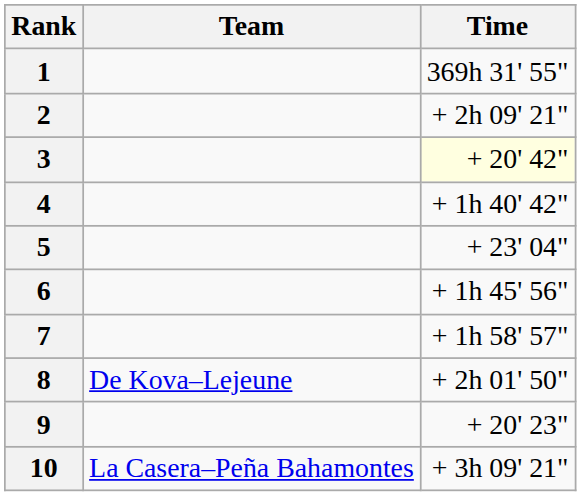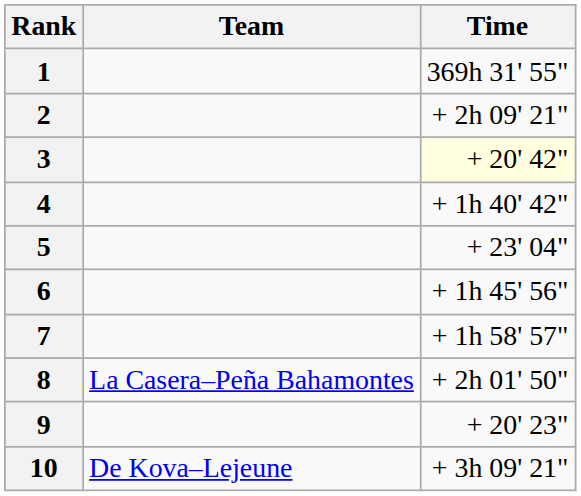(191, 379) De Kova–Lejeune -> (251, 379) La Casera–Peña Bahamontes
(251, 468) La Casera–Peña Bahamontes -> (191, 468) De Kova–Lejeune
